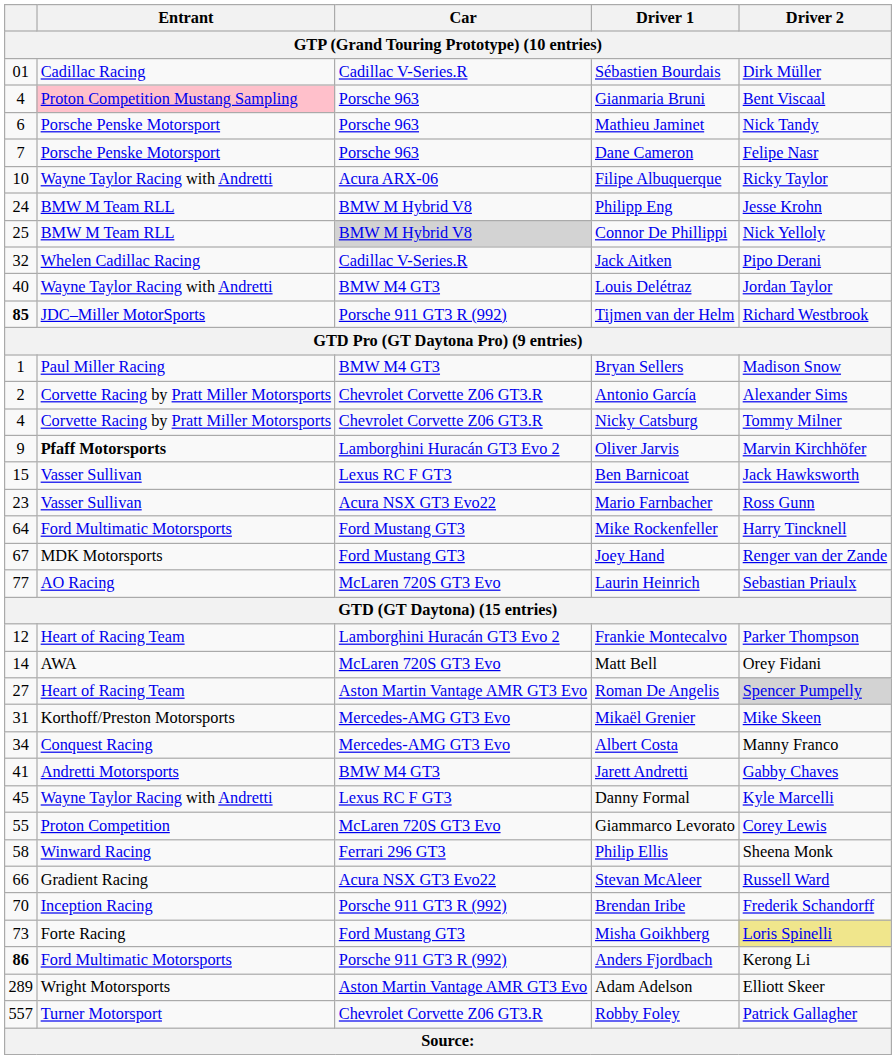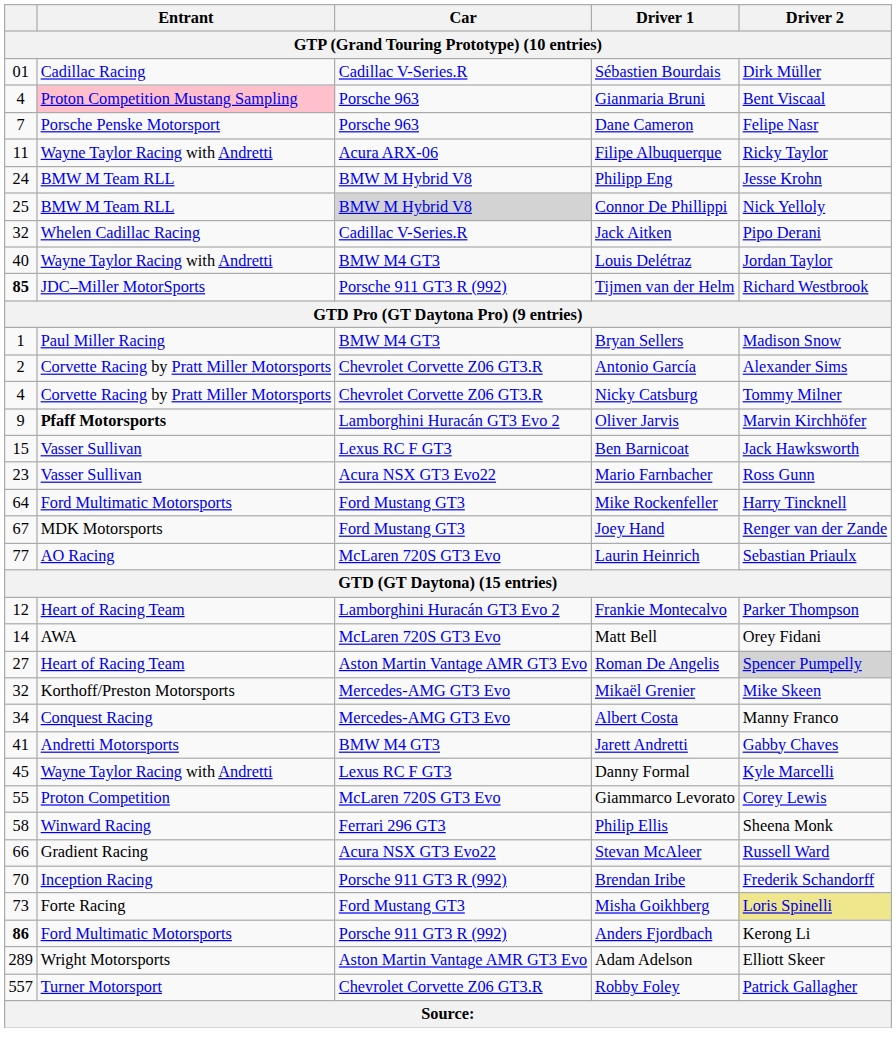- row: (650, 125)
(21, 179) 10 -> (21, 152) 11
(21, 717) 31 -> (21, 690) 32
